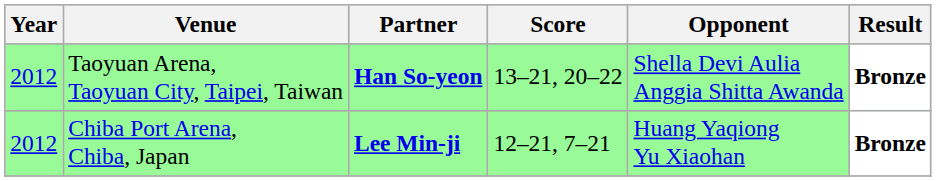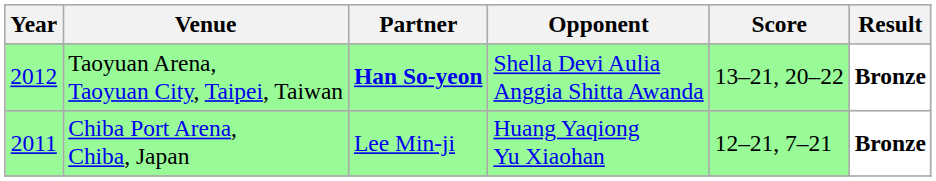columns swapped: (739, 24) <-> (558, 24)
(34, 143) 2012 -> (34, 143) 2011
(407, 143) bold -> (405, 143) normal
